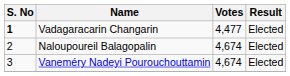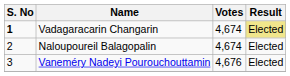(228, 29) 4,477 -> (228, 29) 4,674
(266, 29) no background -> (266, 29) khaki background
(228, 63) 4,674 -> (228, 63) 4,676
